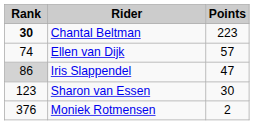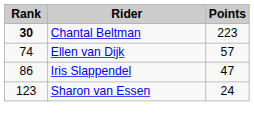(26, 71) lightgrey background -> (26, 71) no background
(227, 91) 30 -> (227, 91) 24
- row: (103, 110)
